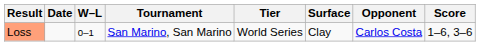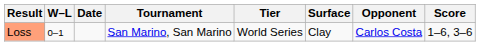columns swapped: (90, 13) <-> (60, 13)
